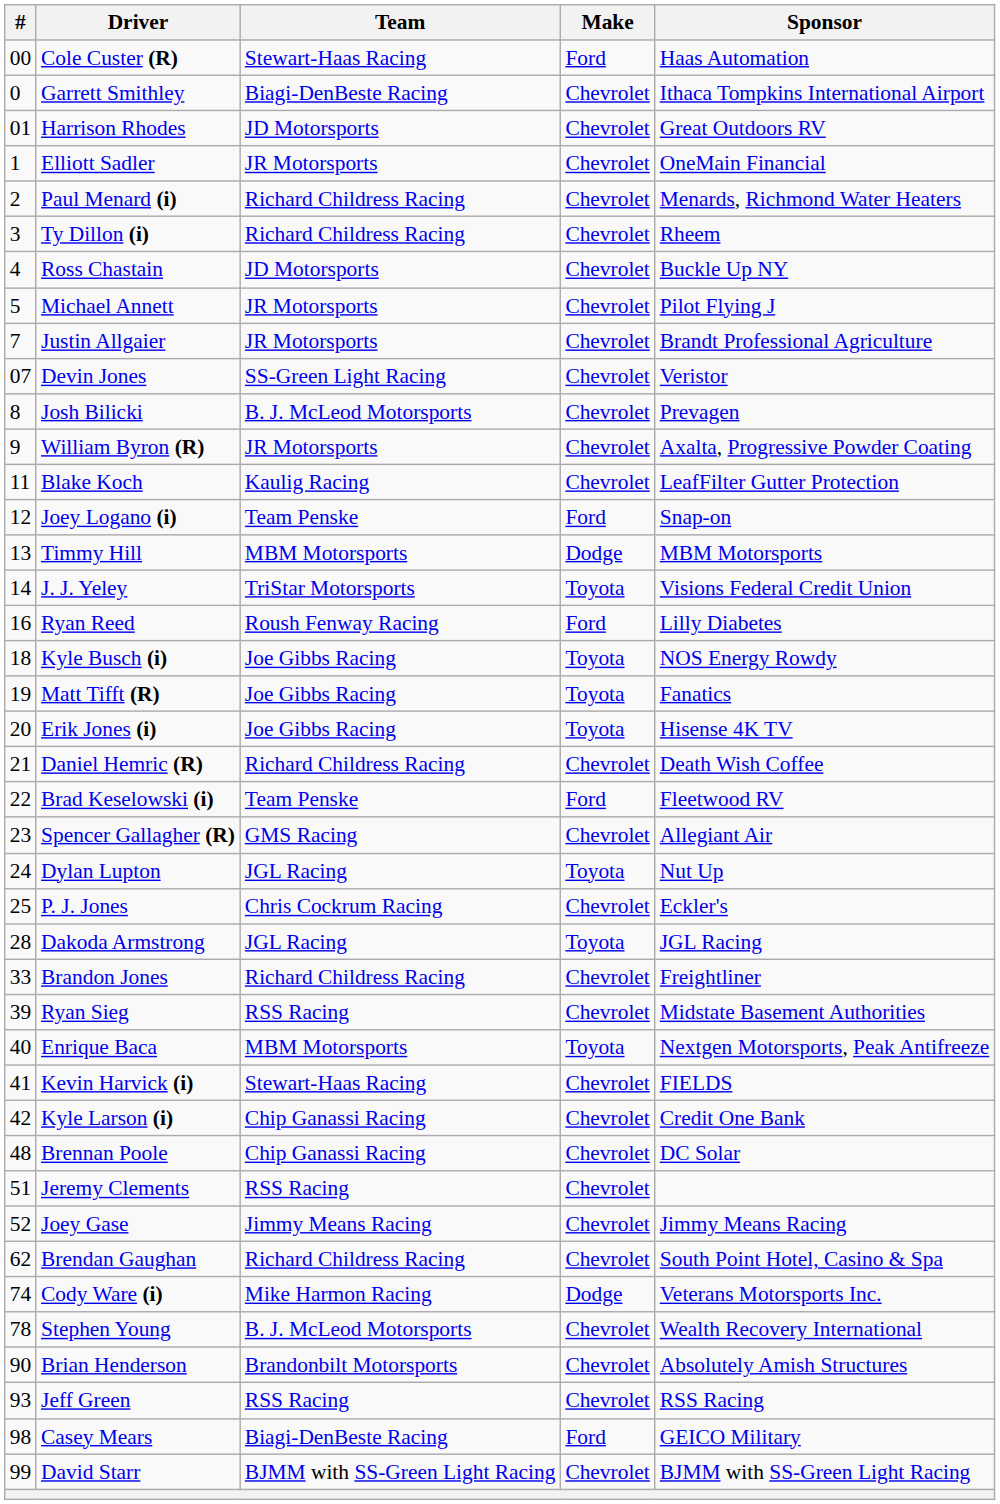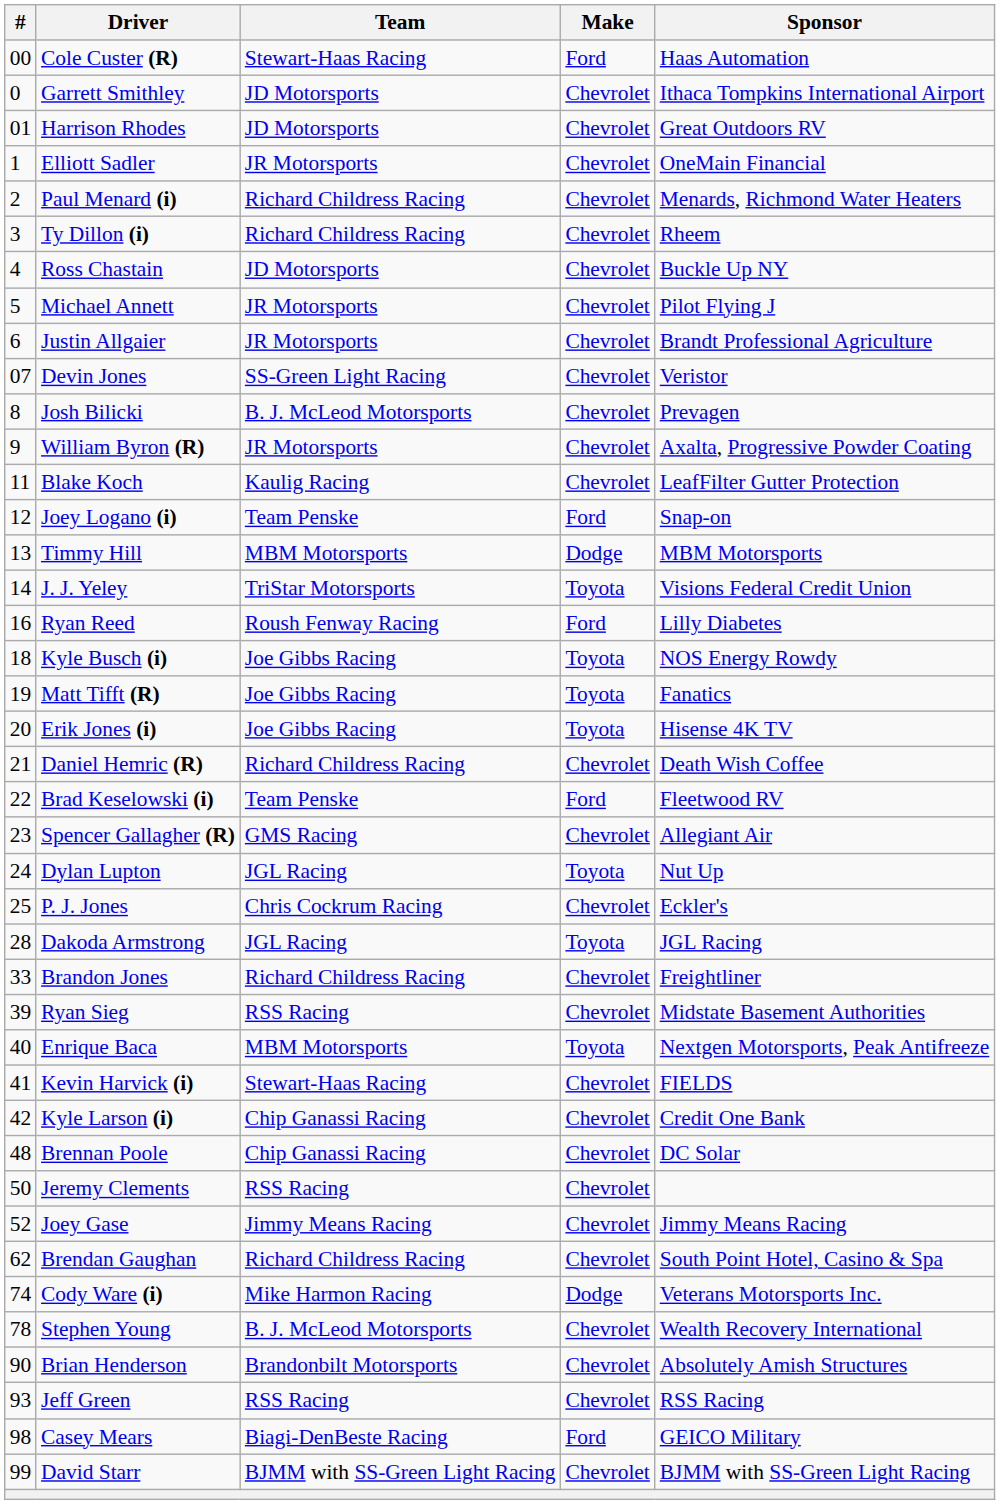(346, 93) Biagi-DenBeste Racing -> (312, 93) JD Motorsports
(15, 340) 7 -> (15, 340) 6
(20, 1188) 51 -> (20, 1188) 50
